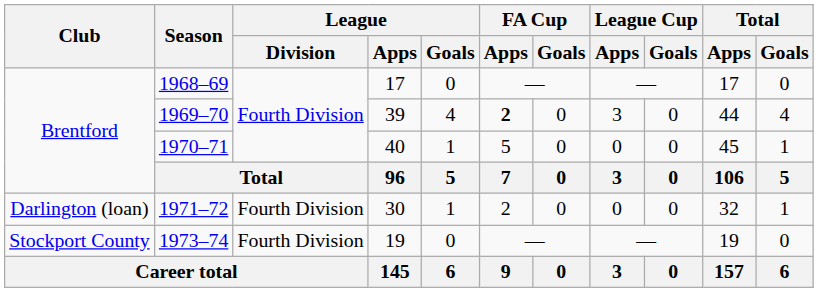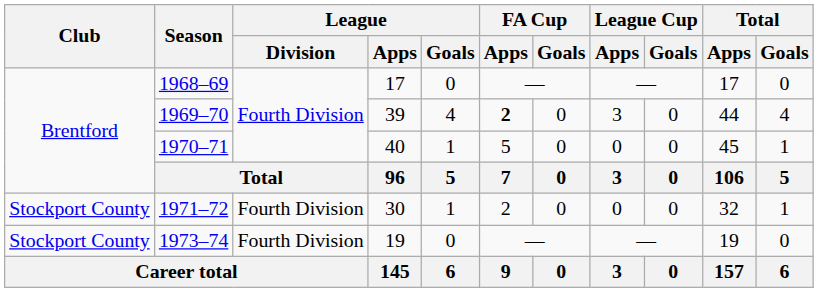(79, 209) Darlington (loan) -> (79, 209) Stockport County
